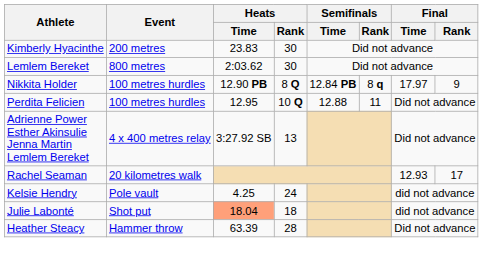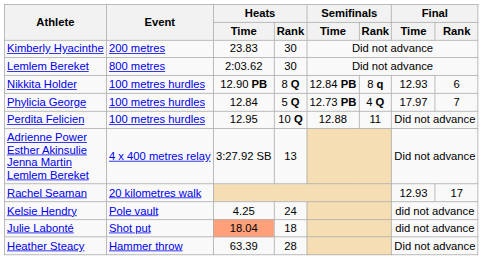(413, 85) 17.97 -> (413, 85) 12.93
(457, 85) 9 -> (457, 85) 6
+ row: (47, 102)
